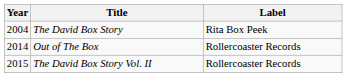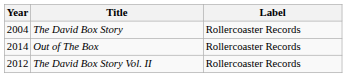(237, 30) Rita Box Peek -> (253, 30) Rollercoaster Records
(18, 64) 2015 -> (18, 64) 2012
